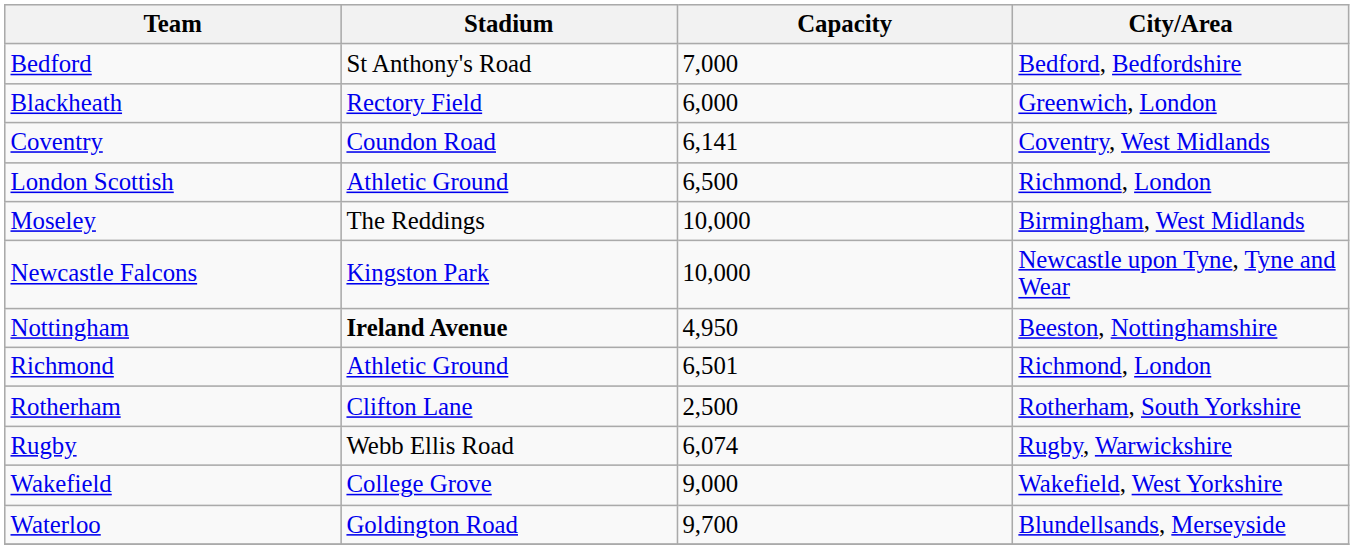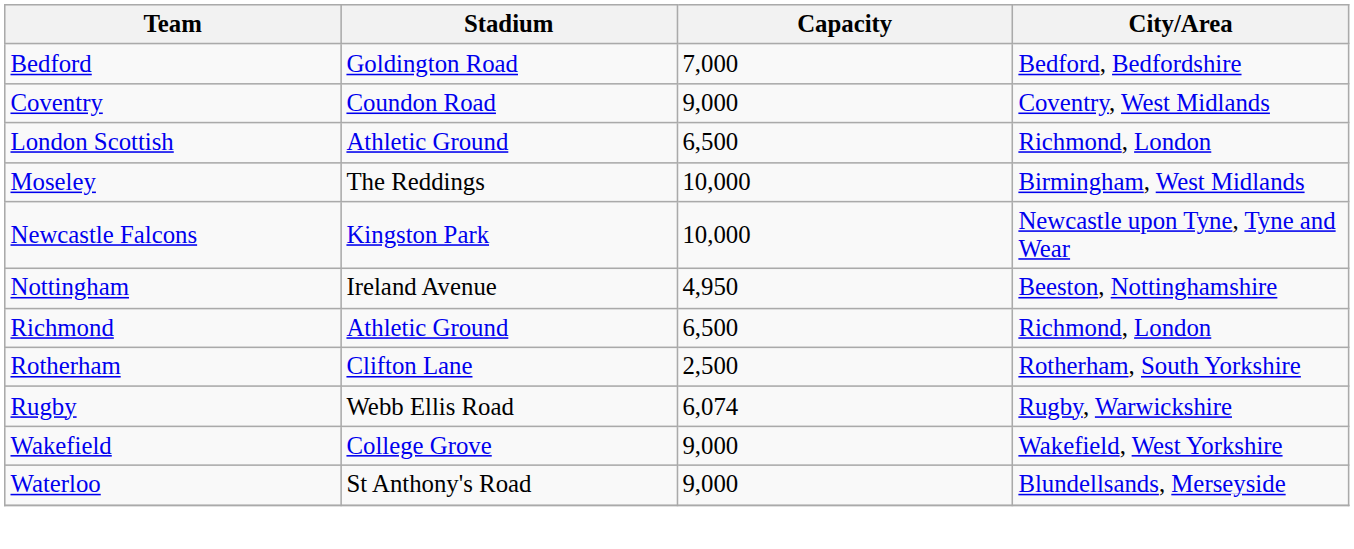(439, 63) St Anthony's Road -> (432, 63) Goldington Road
- row: (66, 102)
(710, 142) 6,141 -> (710, 102) 9,000
(427, 327) bold -> (422, 288) normal
(710, 366) 6,501 -> (710, 327) 6,500
(432, 524) Goldington Road -> (439, 484) St Anthony's Road
(710, 524) 9,700 -> (710, 484) 9,000
